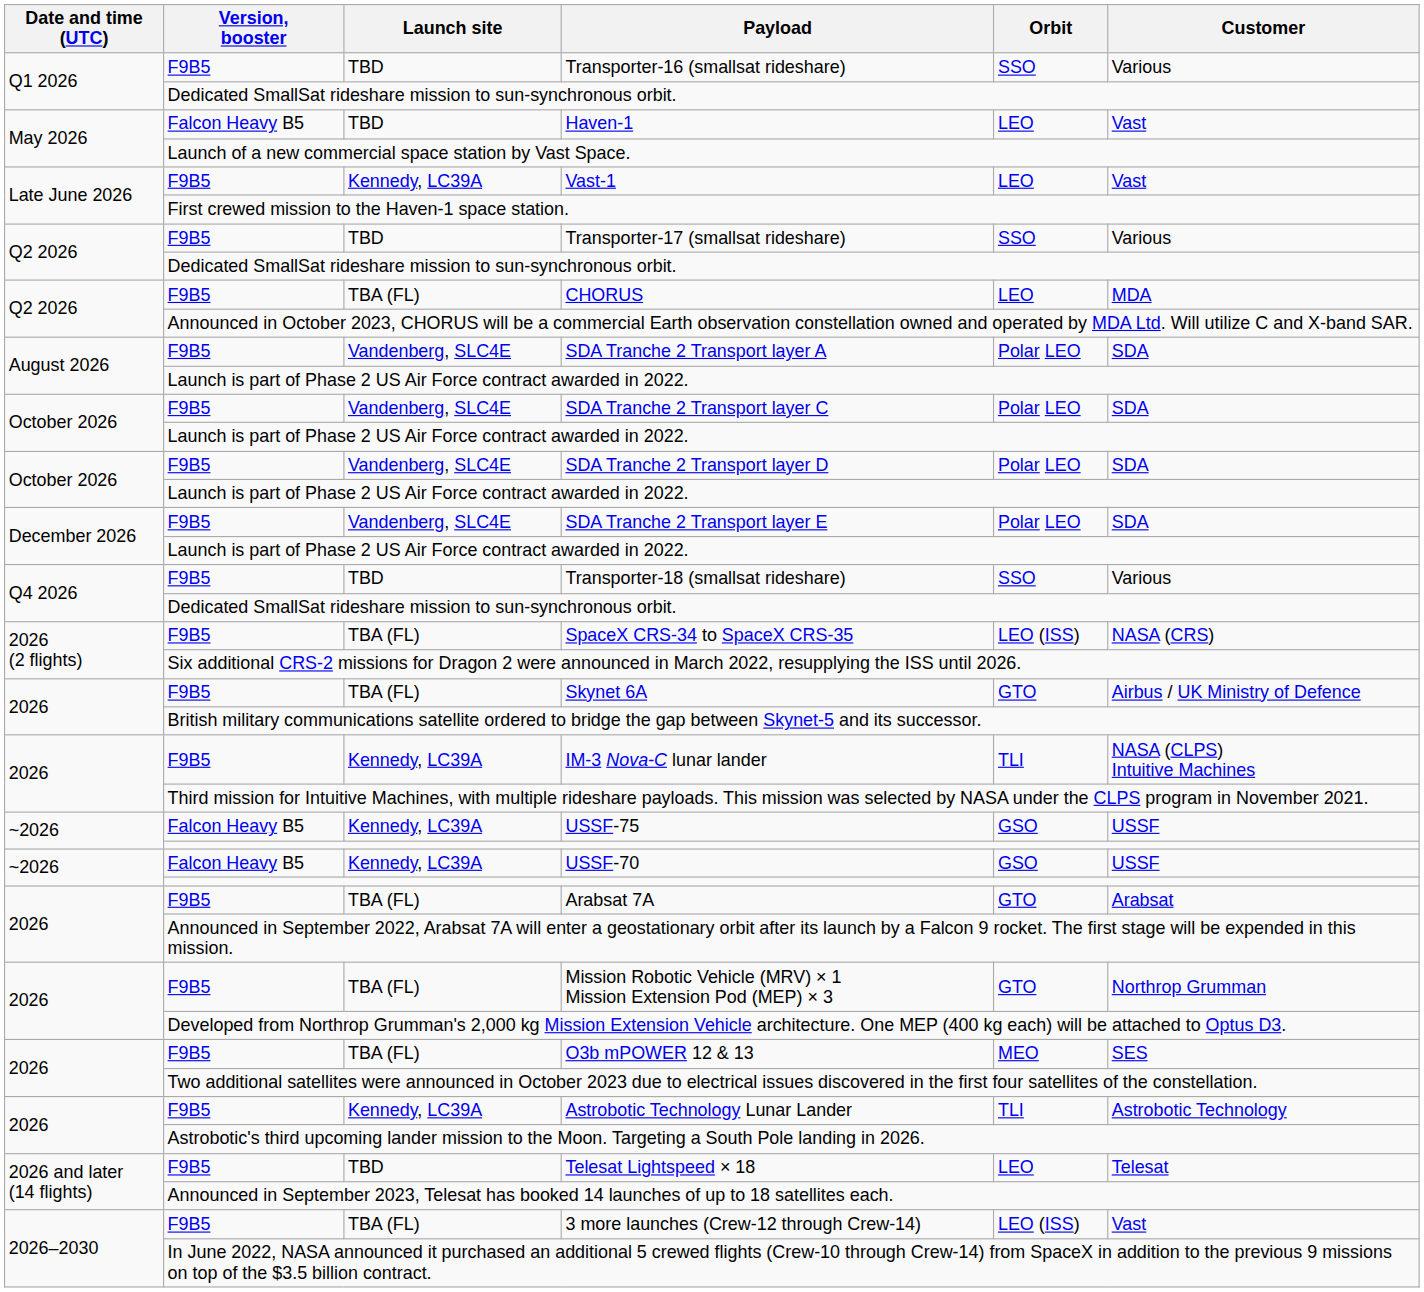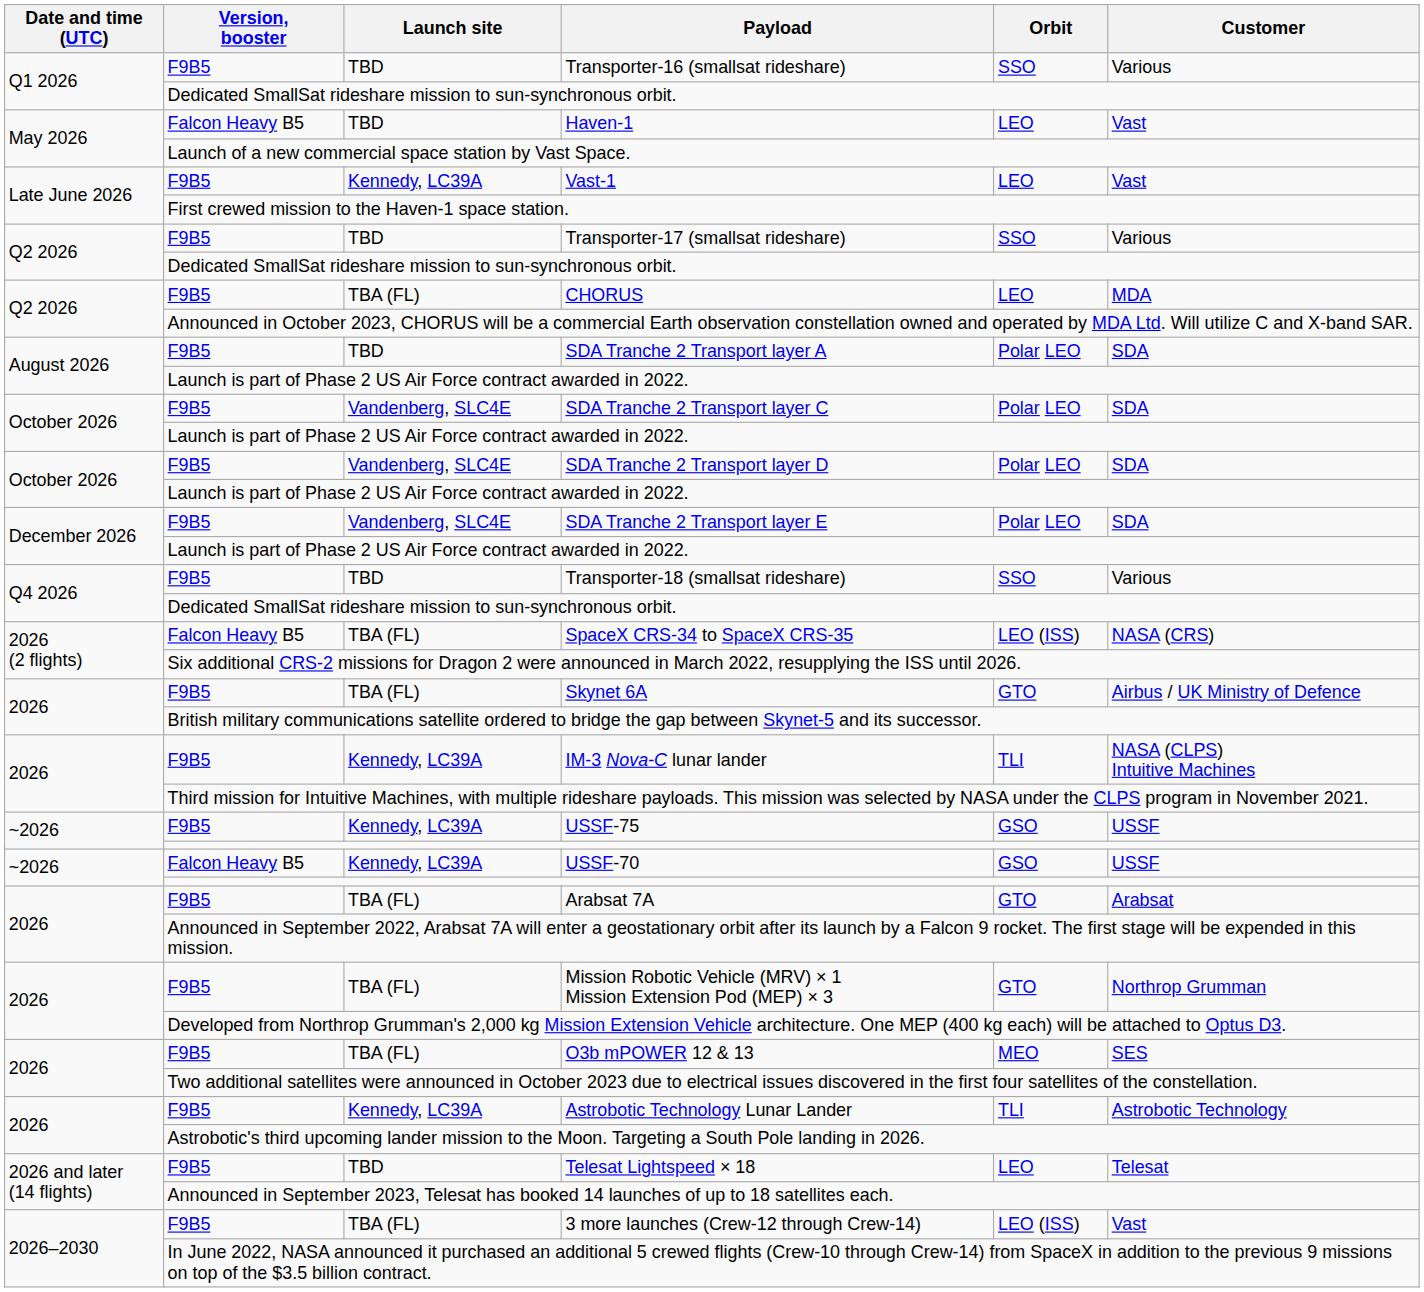(429, 351) Vandenberg, SLC4E -> (366, 351) TBD
(189, 635) F9B5 -> (236, 635) Falcon Heavy B5
(236, 826) Falcon Heavy B5 -> (189, 826) F9B5
